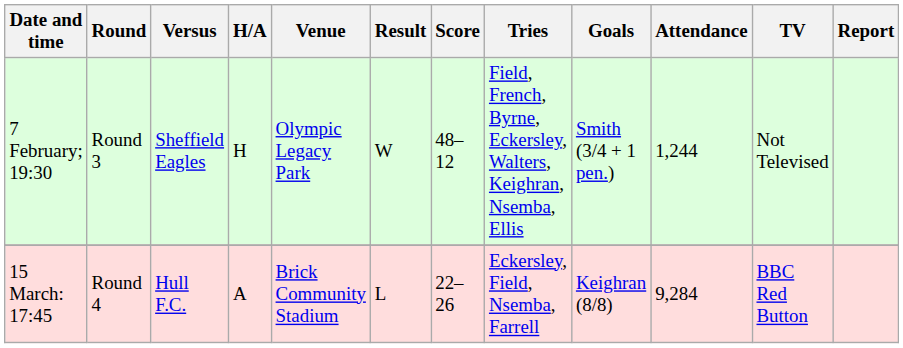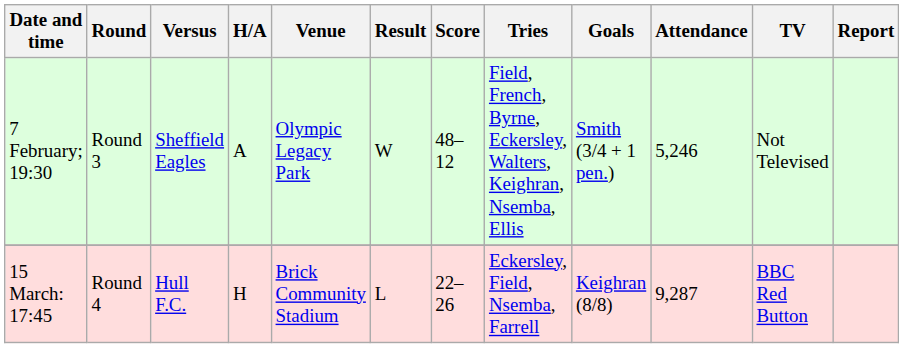(240, 150) H -> (240, 150) A
(676, 150) 1,244 -> (676, 150) 5,246
(240, 293) A -> (240, 293) H
(676, 293) 9,284 -> (676, 293) 9,287
